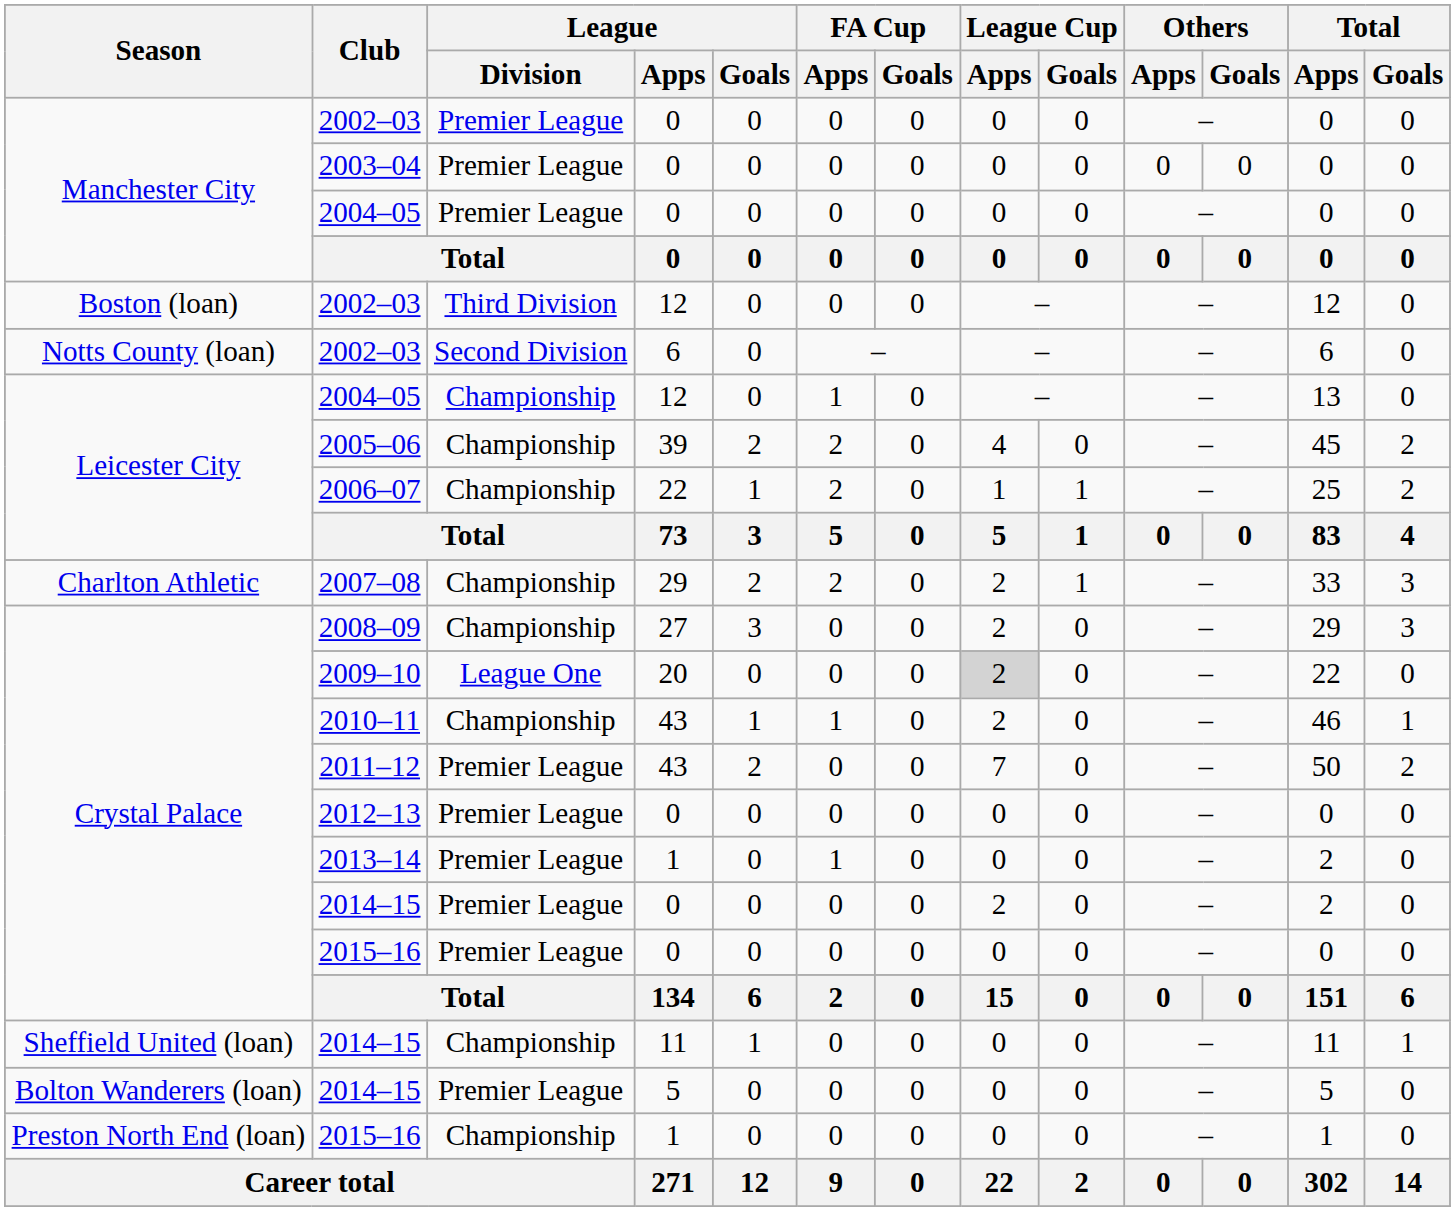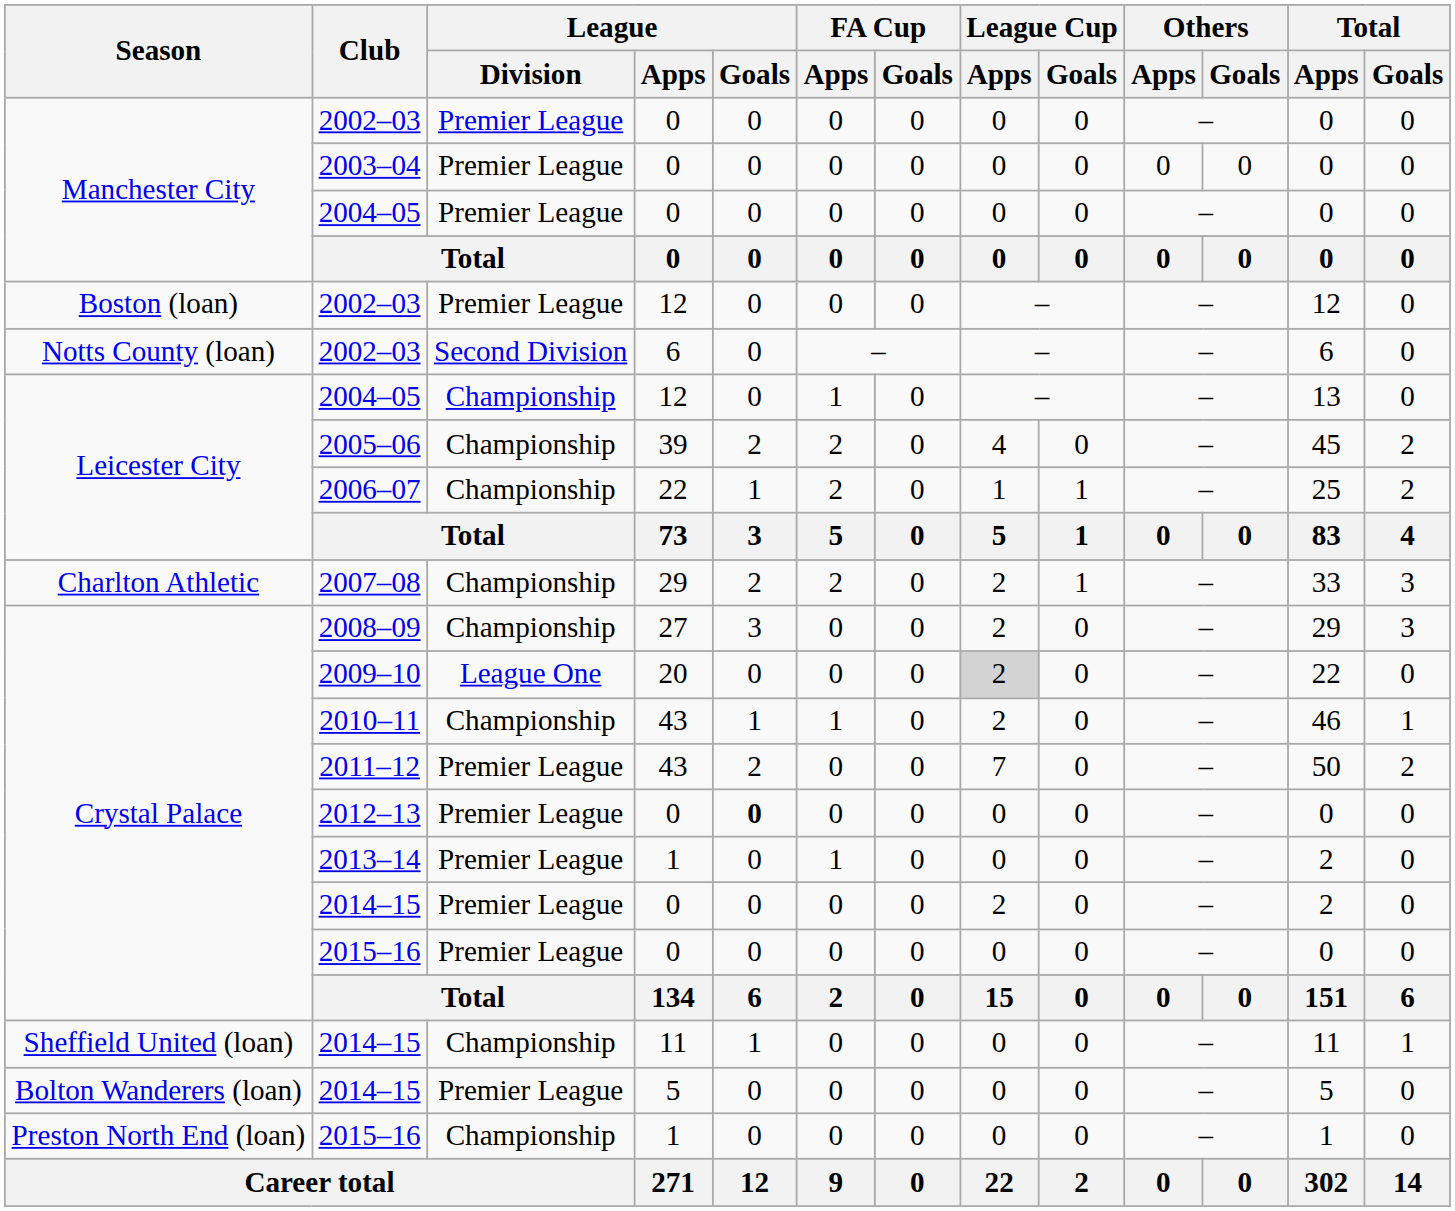(531, 304) Third Division -> (531, 304) Premier League
(754, 812) normal -> (754, 812) bold
